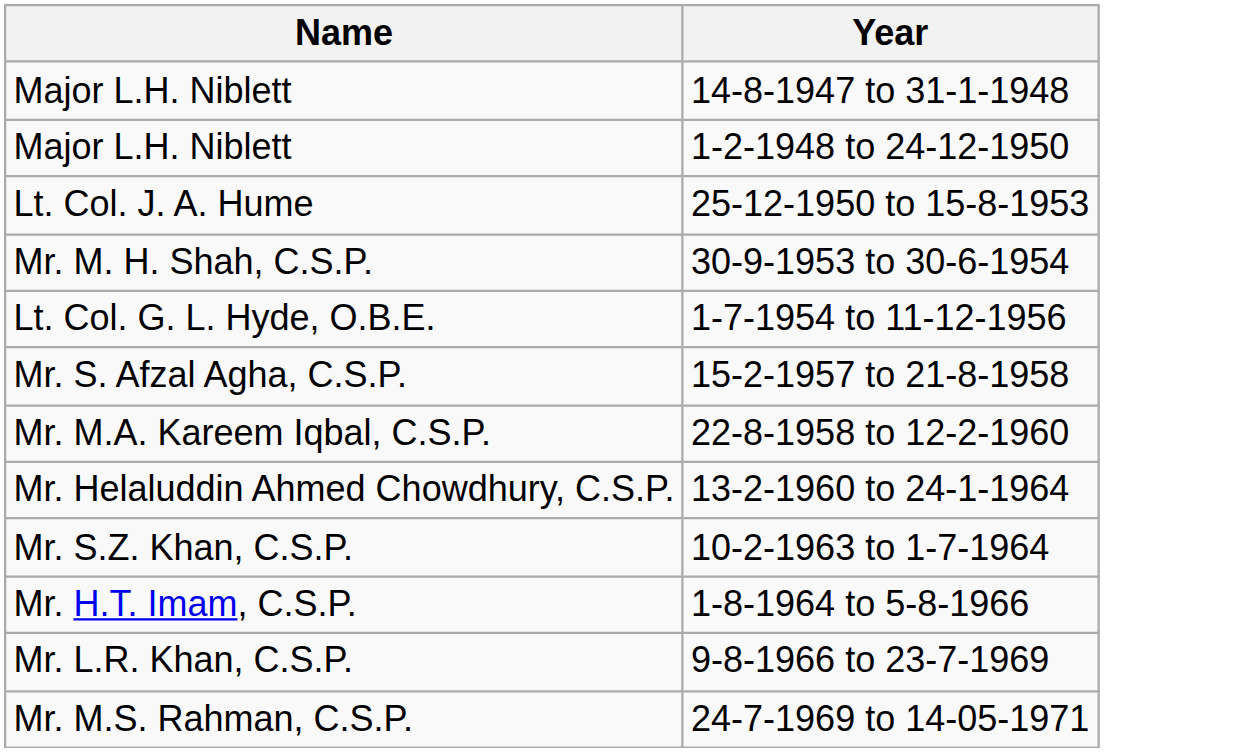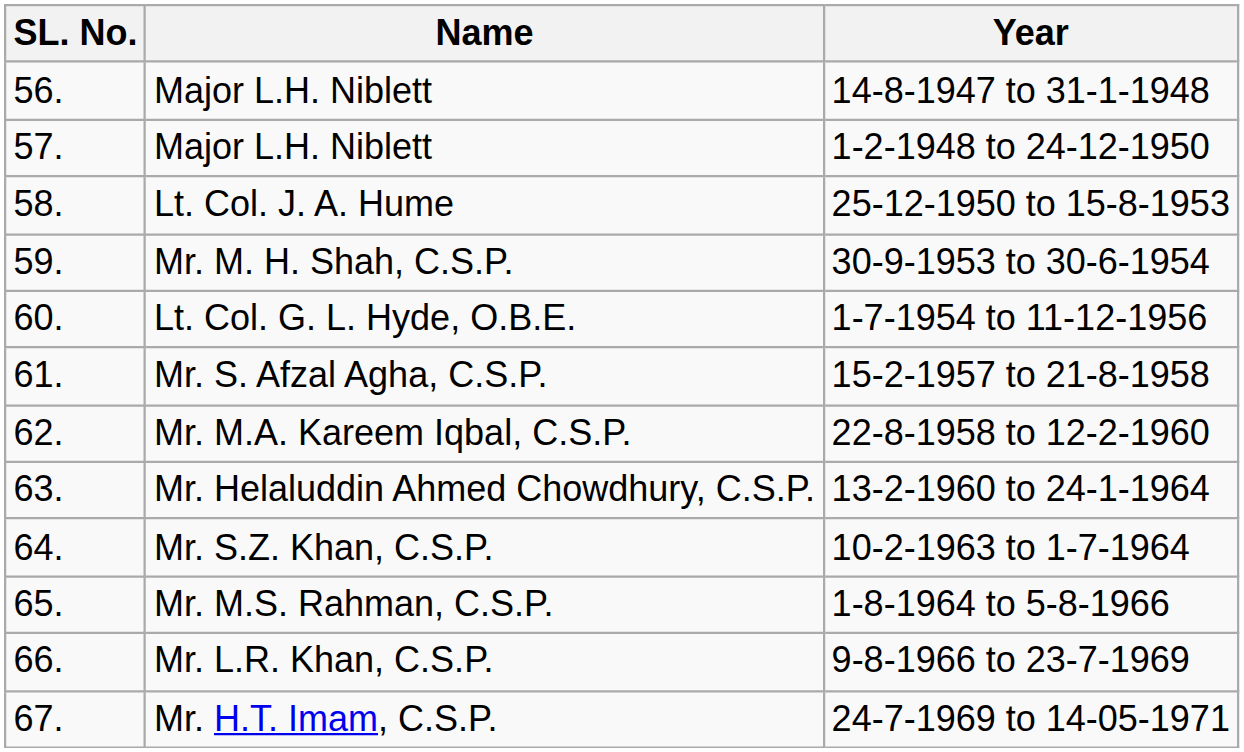+ column: (75, 33)
(185, 603) Mr. H.T. Imam, C.S.P. -> (354, 603) Mr. M.S. Rahman, C.S.P.
(213, 718) Mr. M.S. Rahman, C.S.P. -> (326, 718) Mr. H.T. Imam, C.S.P.
